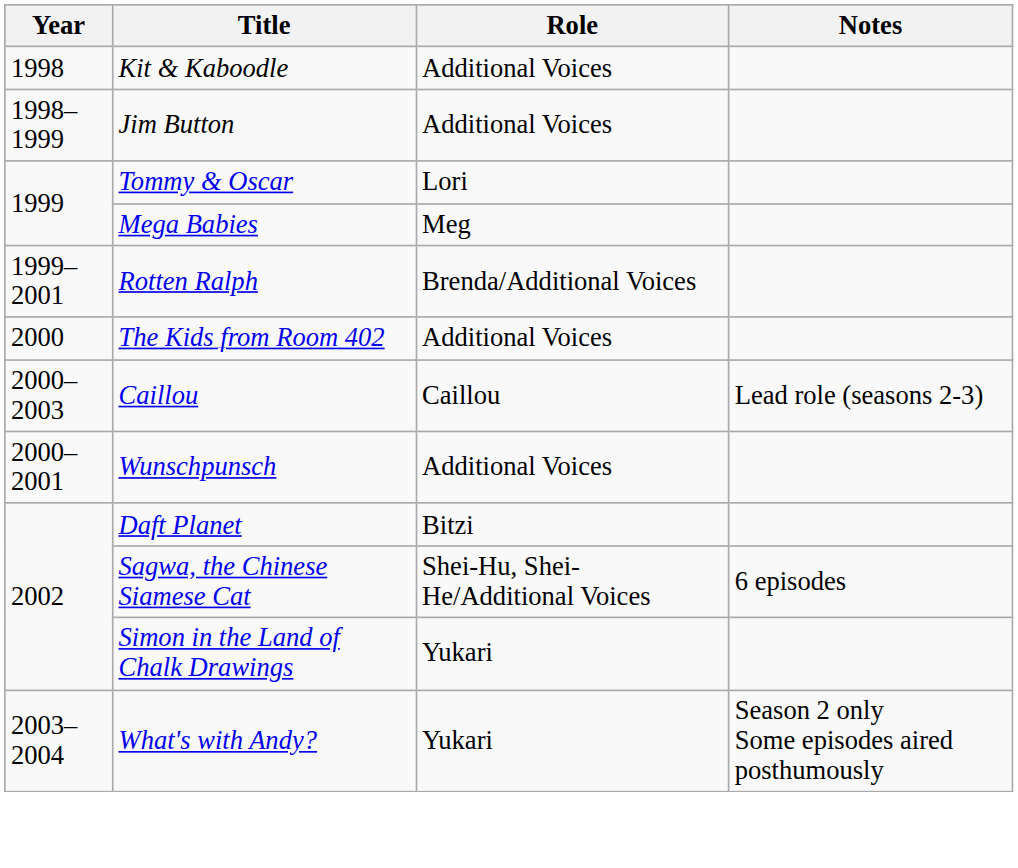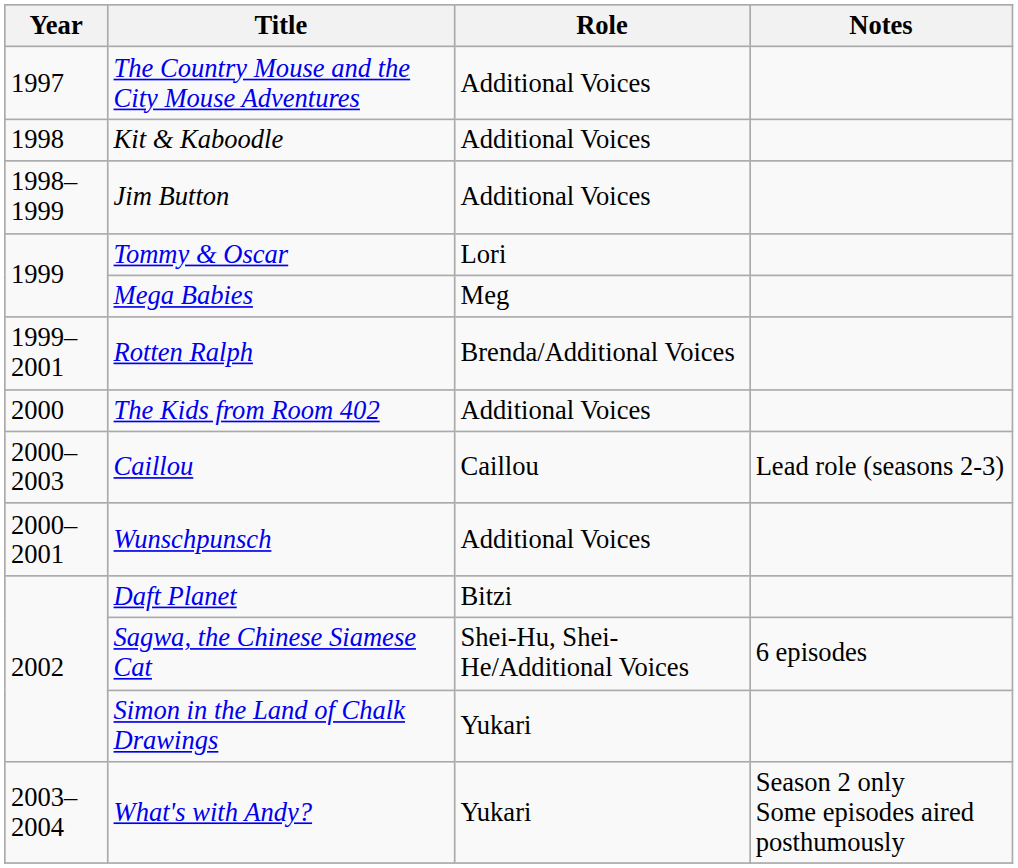+ row: (262, 82)
